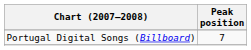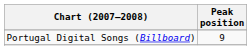(222, 38) 7 -> (222, 38) 9
